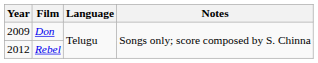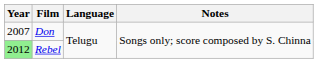(18, 31) 2009 -> (18, 31) 2007
(18, 49) no background -> (18, 49) lightgreen background
